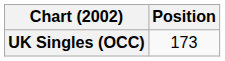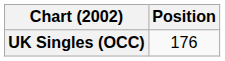(184, 42) 173 -> (184, 42) 176
